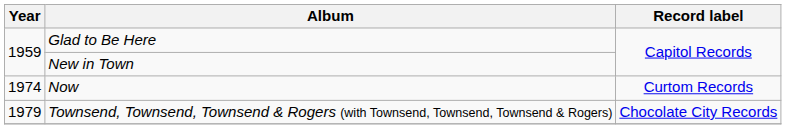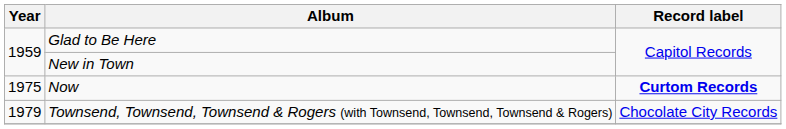(25, 87) 1974 -> (25, 87) 1975
(698, 87) normal -> (698, 87) bold
